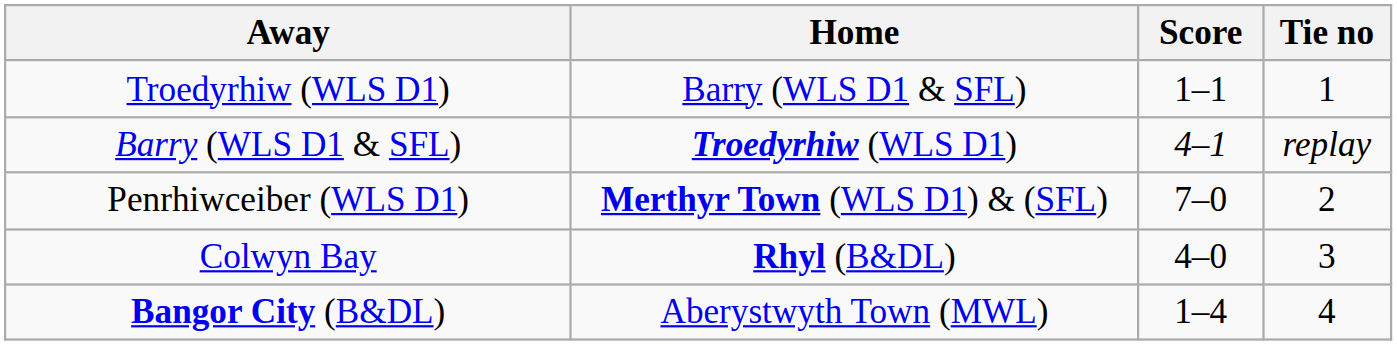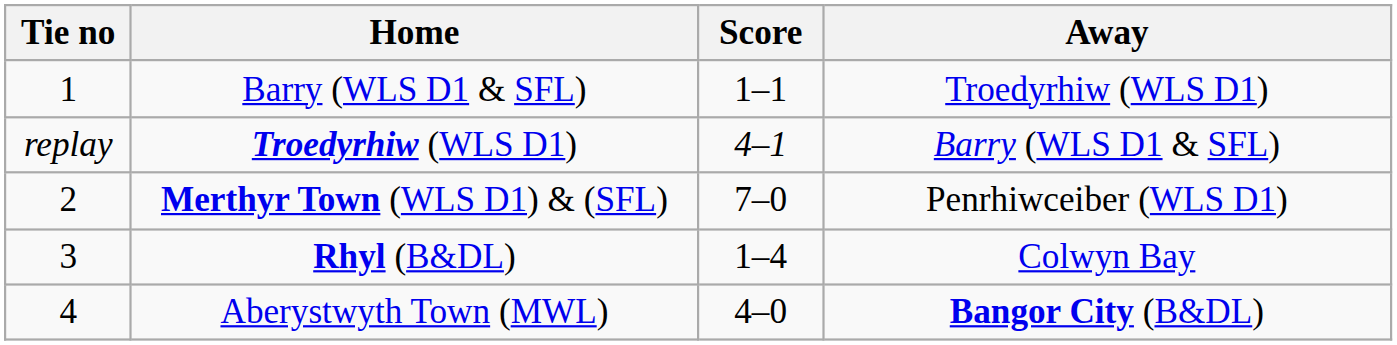columns swapped: (1327, 32) <-> (288, 32)
(1201, 255) 4–0 -> (761, 255) 1–4
(1201, 311) 1–4 -> (761, 311) 4–0
